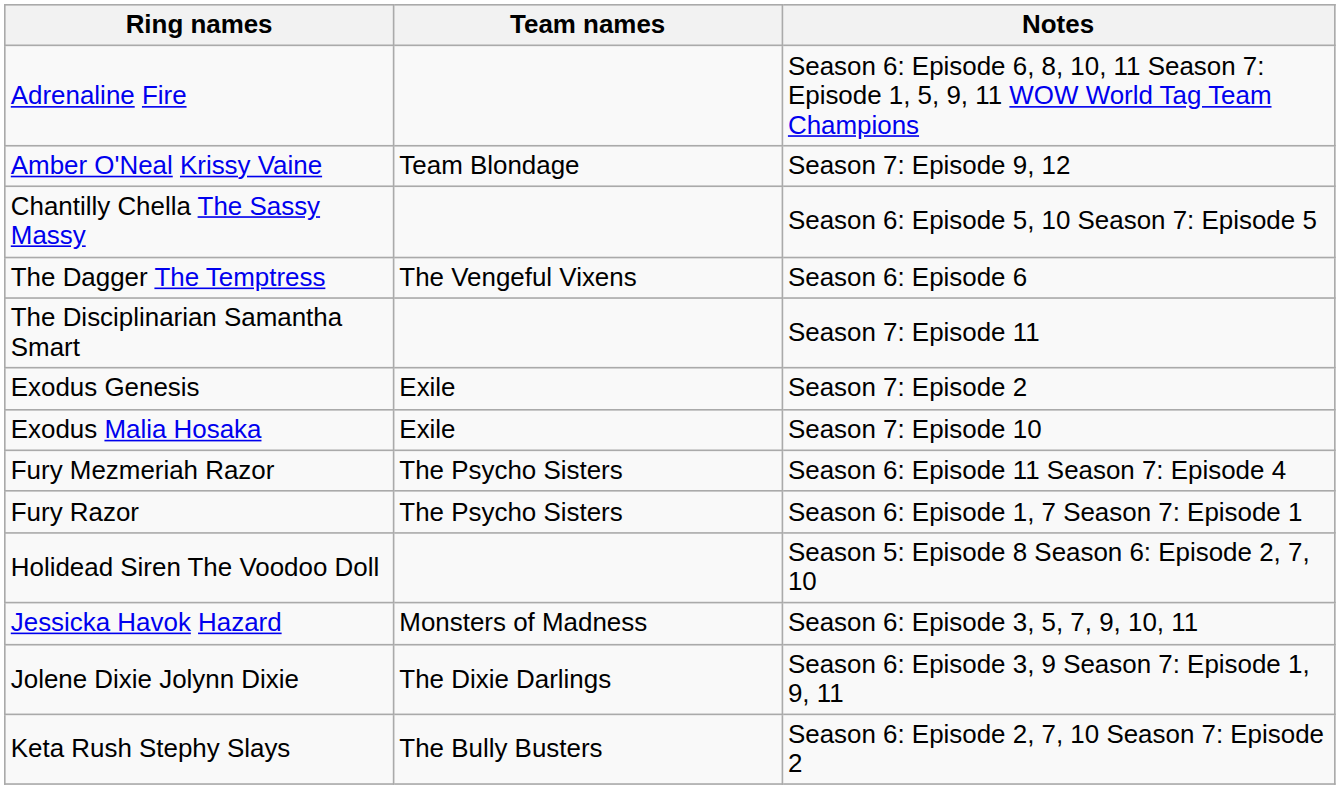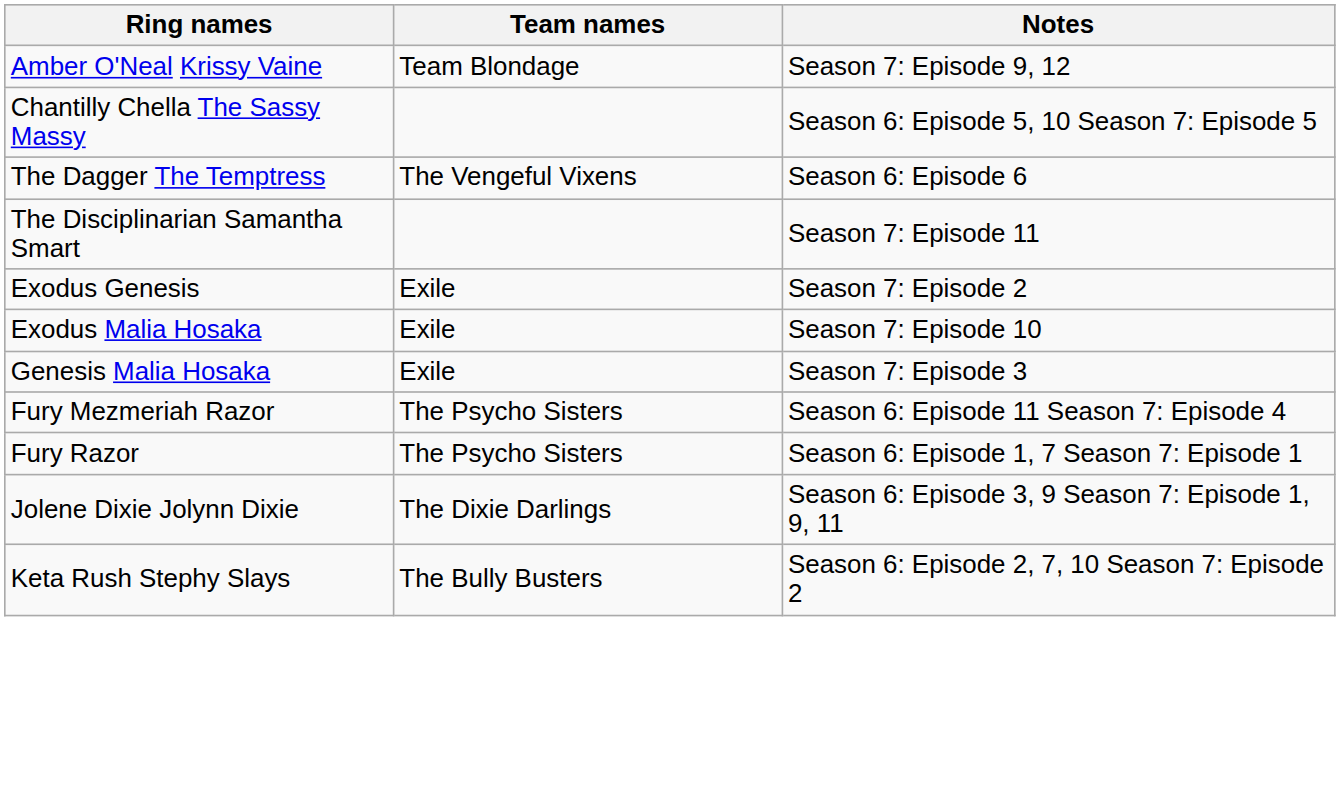- row: (99, 95)
+ row: (140, 371)
- row: (195, 567)
- row: (146, 623)
